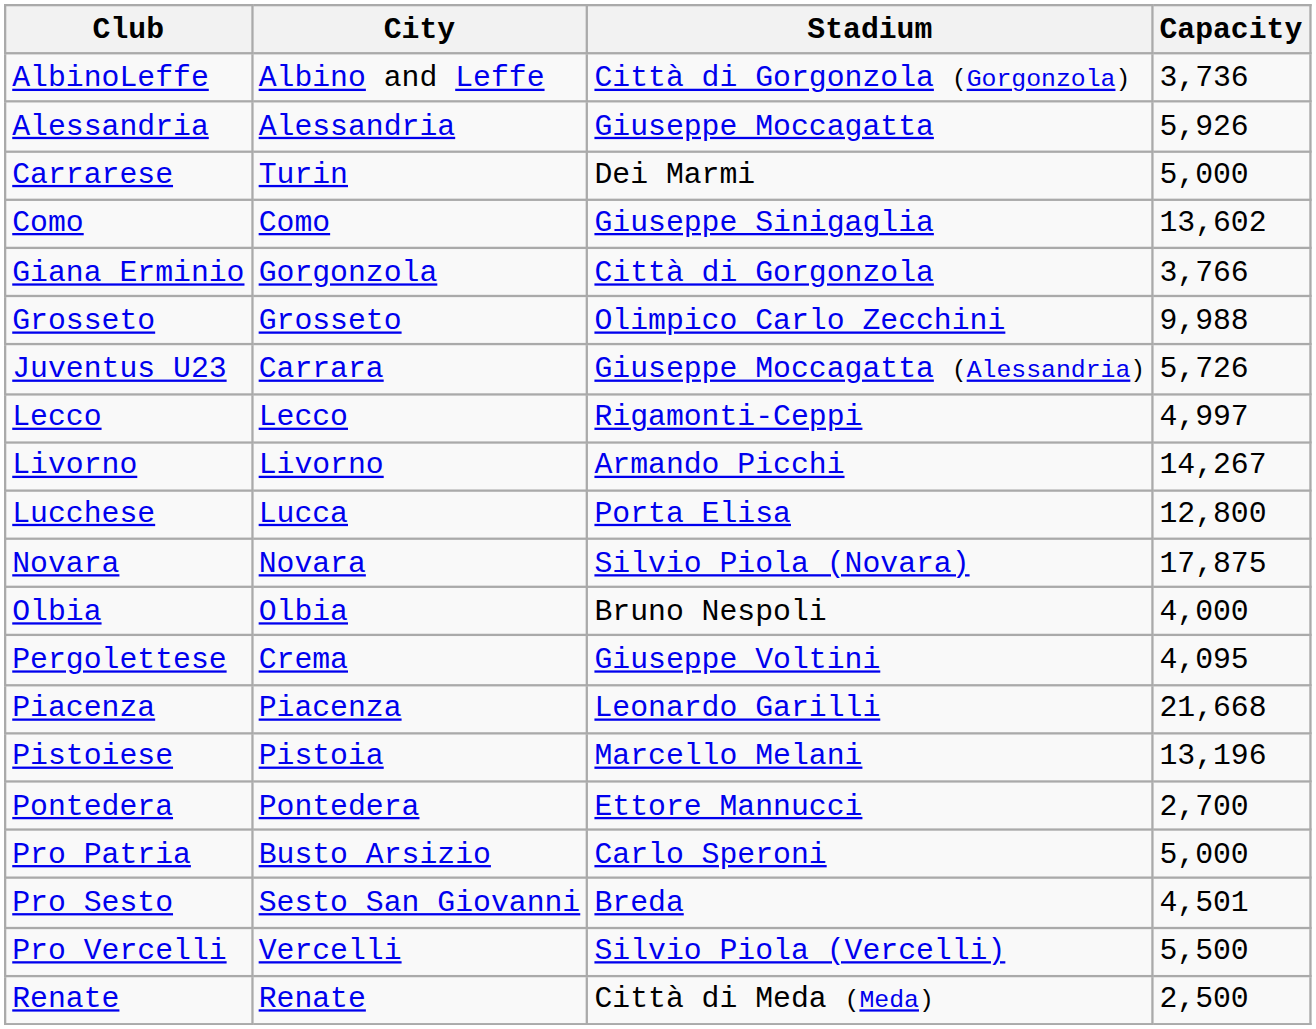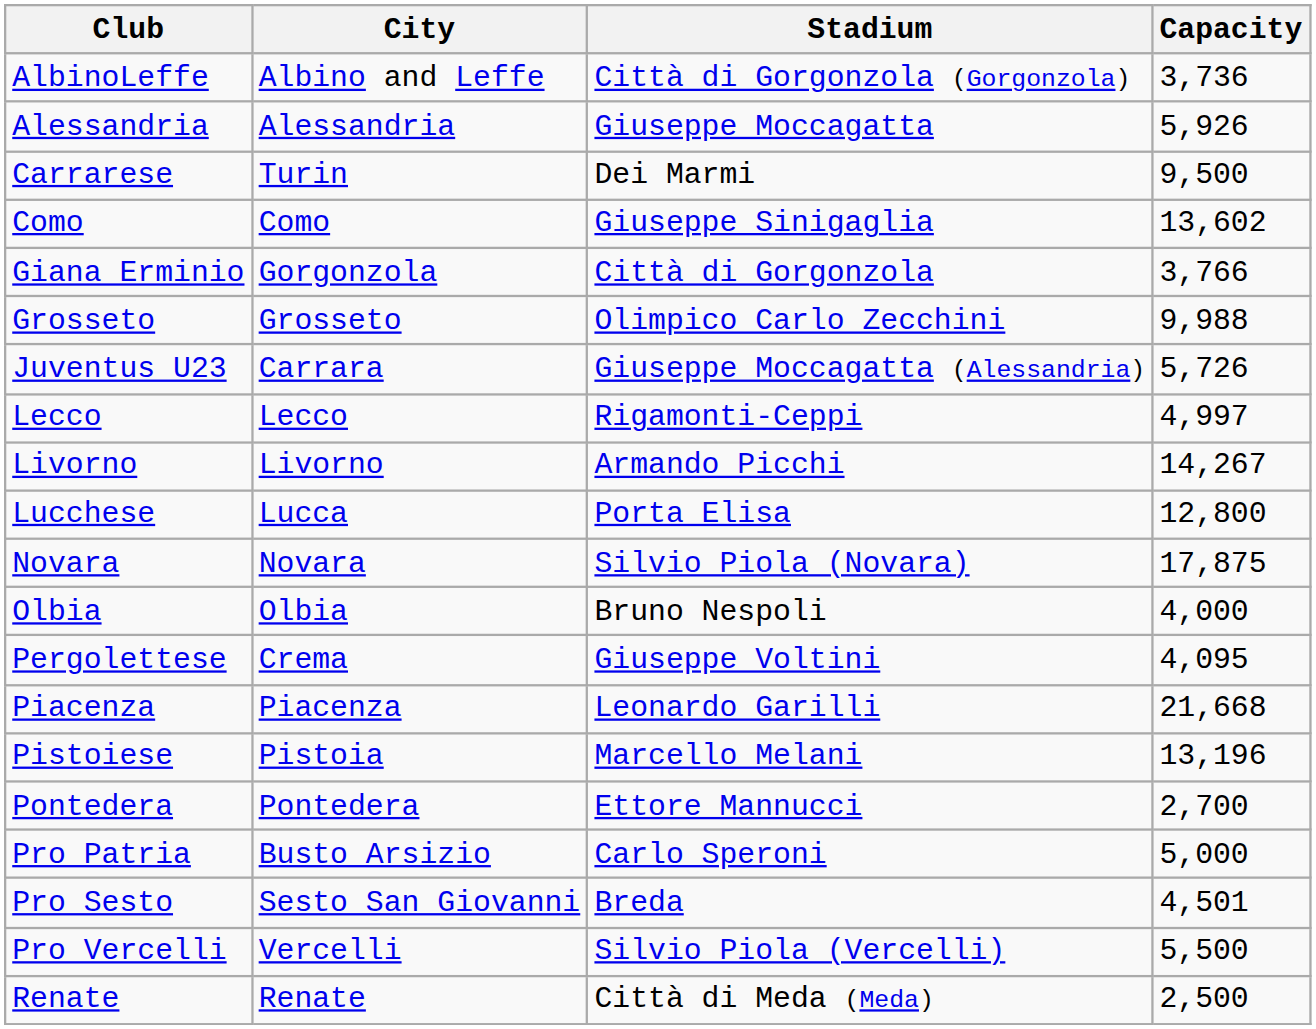(1204, 175) 5,000 -> (1204, 175) 9,500
